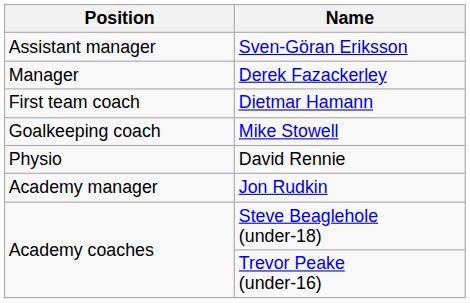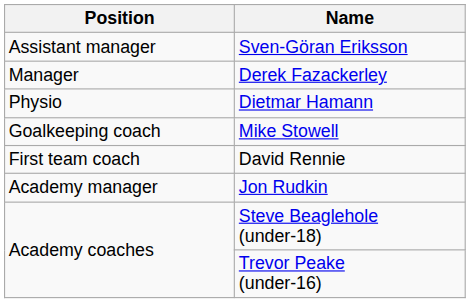(74, 103) First team coach -> (35, 103) Physio
(35, 159) Physio -> (74, 159) First team coach
